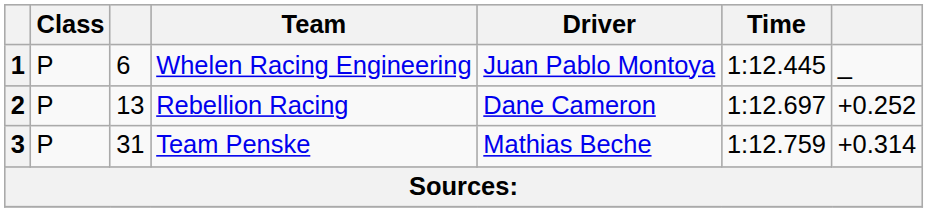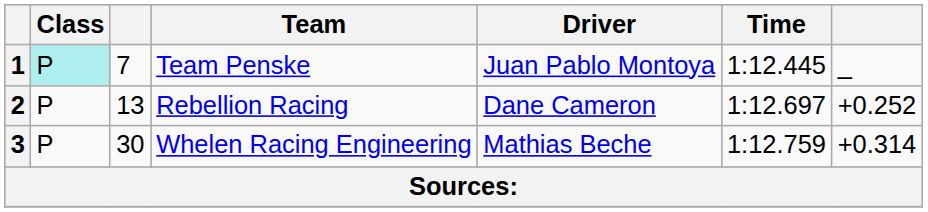(45, 65) no background -> (45, 65) paleturquoise background
(123, 65) 6 -> (123, 65) 7
(314, 65) Whelen Racing Engineering -> (233, 65) Team Penske
(130, 145) 31 -> (130, 145) 30
(233, 145) Team Penske -> (314, 145) Whelen Racing Engineering
